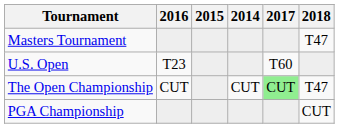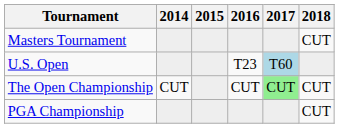columns swapped: (245, 16) <-> (174, 16)
(316, 40) T47 -> (316, 40) CUT
(281, 64) no background -> (281, 64) lightblue background
(316, 88) T47 -> (316, 88) CUT
